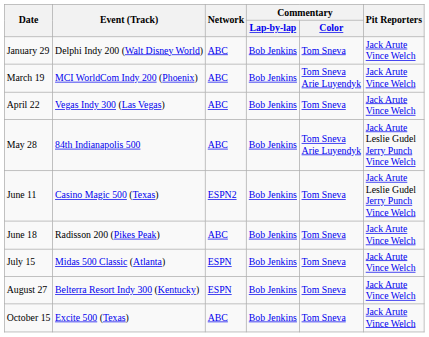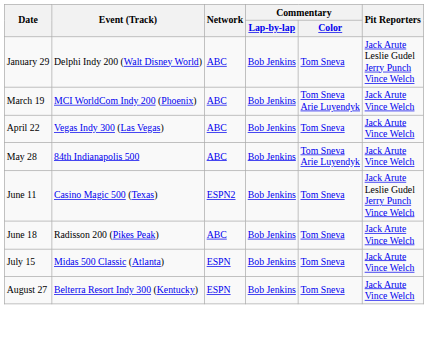(391, 50) Jack Arute Vince Welch -> (390, 61) Jack Arute Leslie Gudel Jerry Punch Vince Welch
(391, 144) Jack Arute Leslie Gudel Jerry Punch Vince Welch -> (390, 156) Jack Arute Vince Welch
- row: (29, 317)
